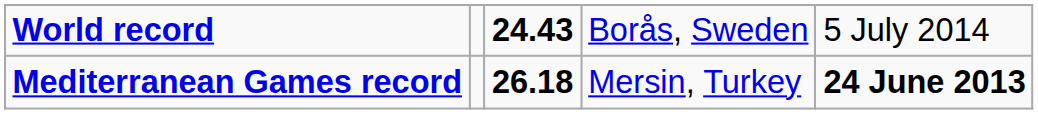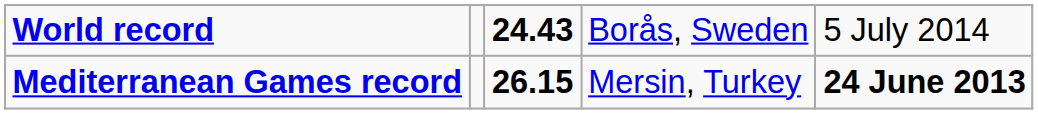(533, 81) 26.18 -> (533, 81) 26.15
